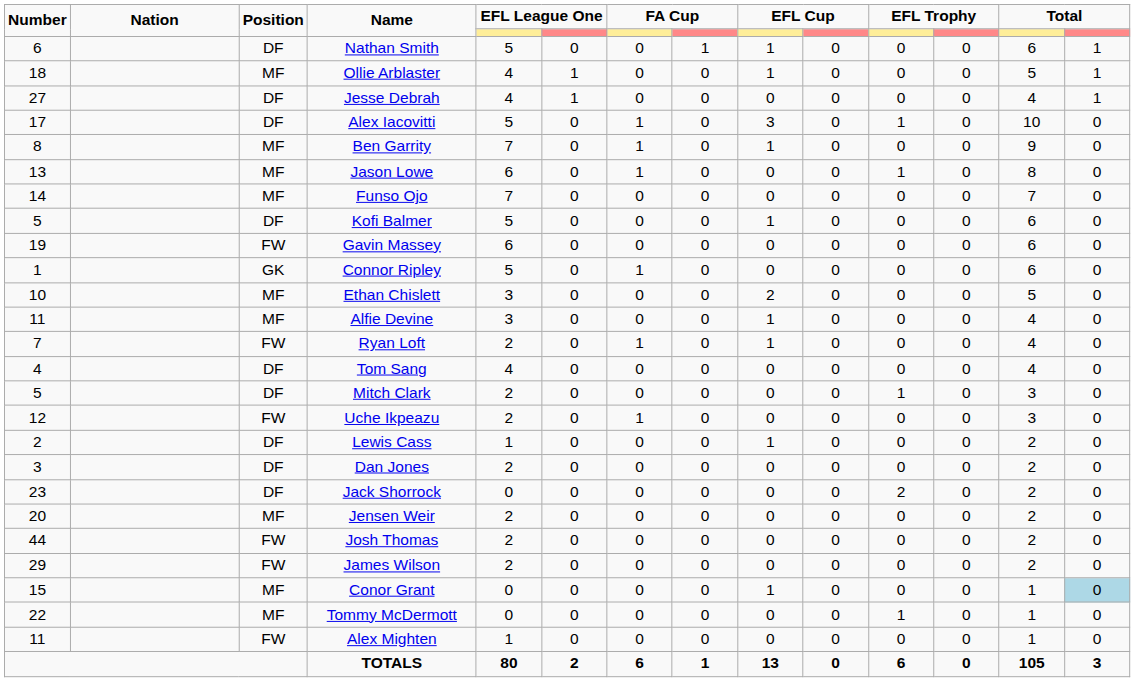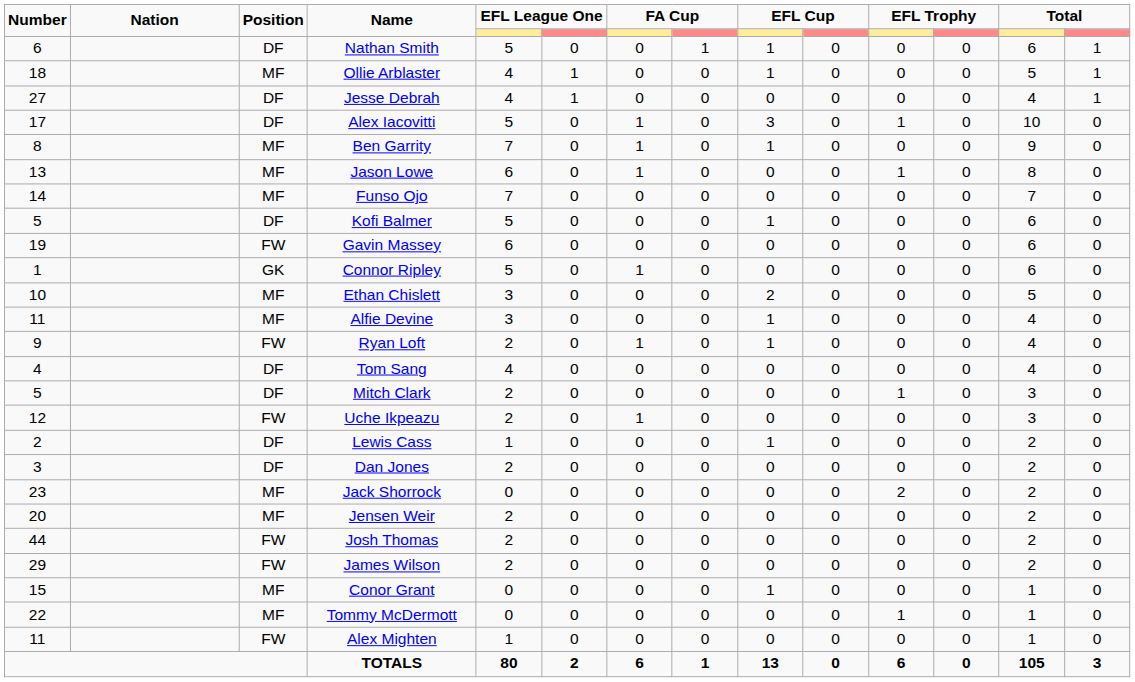(37, 343) 7 -> (37, 343) 9
(273, 491) DF -> (273, 491) MF
(1097, 590) lightblue background -> (1097, 590) no background
